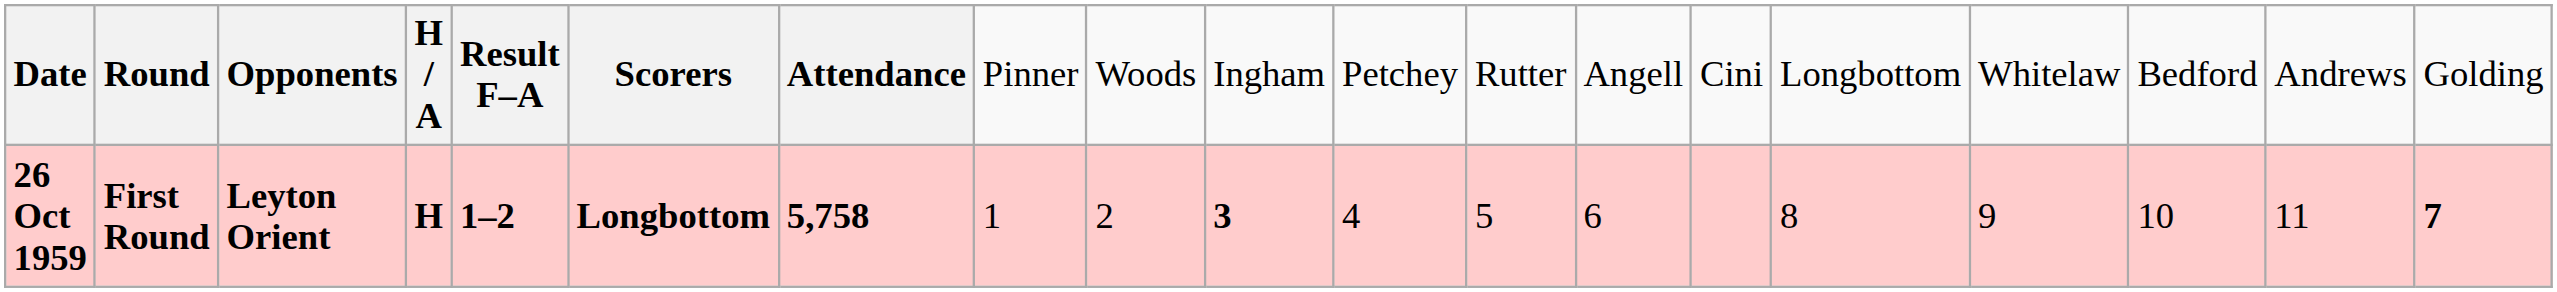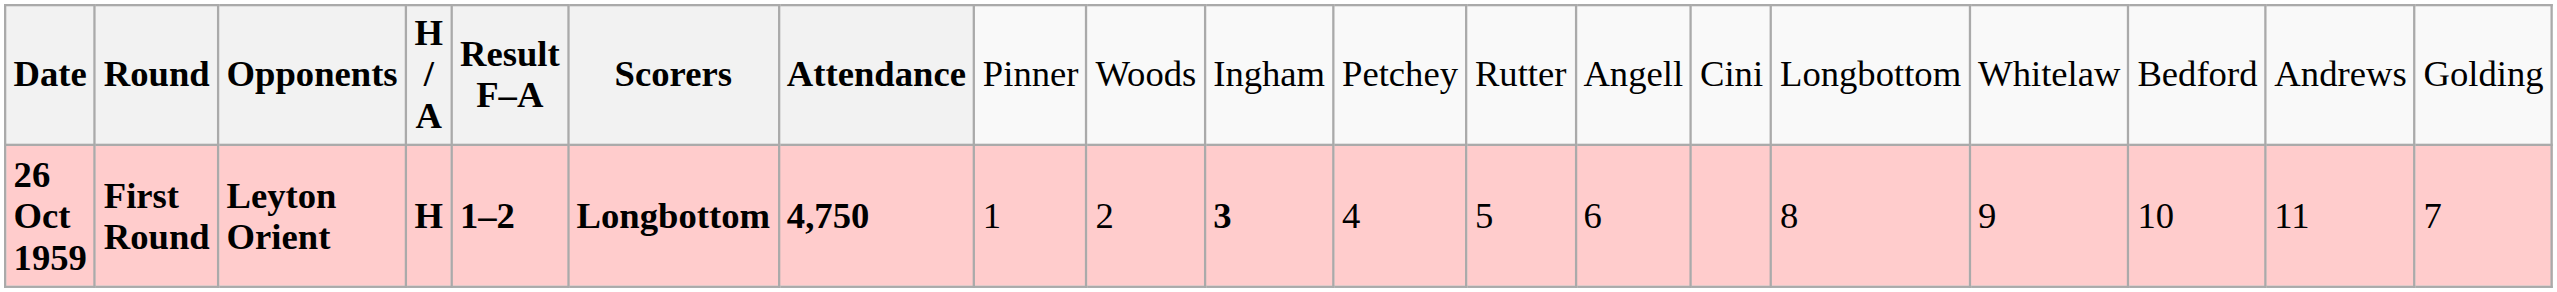(828, 215) 5,758 -> (828, 215) 4,750
(2433, 215) bold -> (2433, 215) normal
